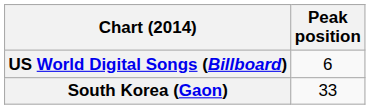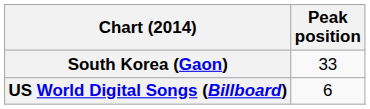rows swapped: (148, 90) <-> (148, 63)
